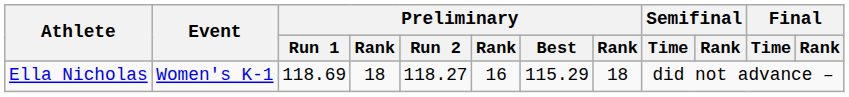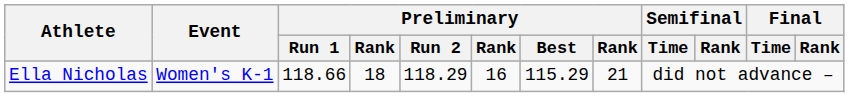(314, 76) 118.69 -> (314, 76) 118.66
(436, 76) 118.27 -> (436, 76) 118.29
(618, 76) 18 -> (618, 76) 21
